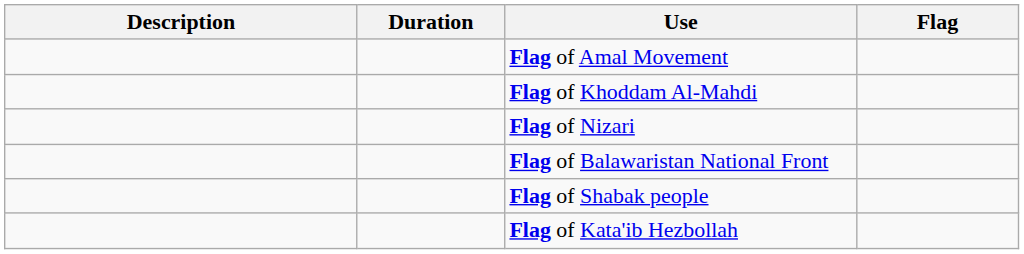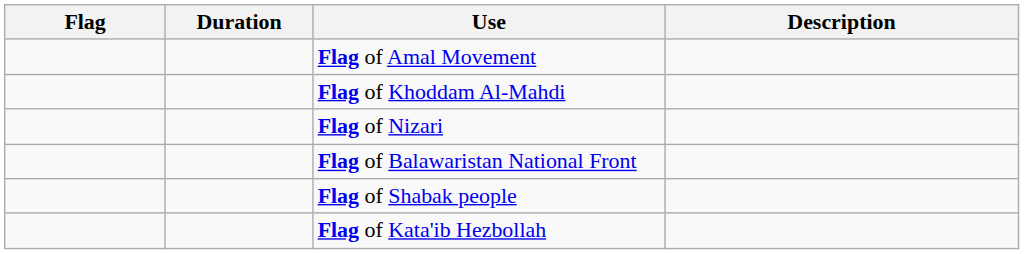columns swapped: (937, 21) <-> (181, 21)
